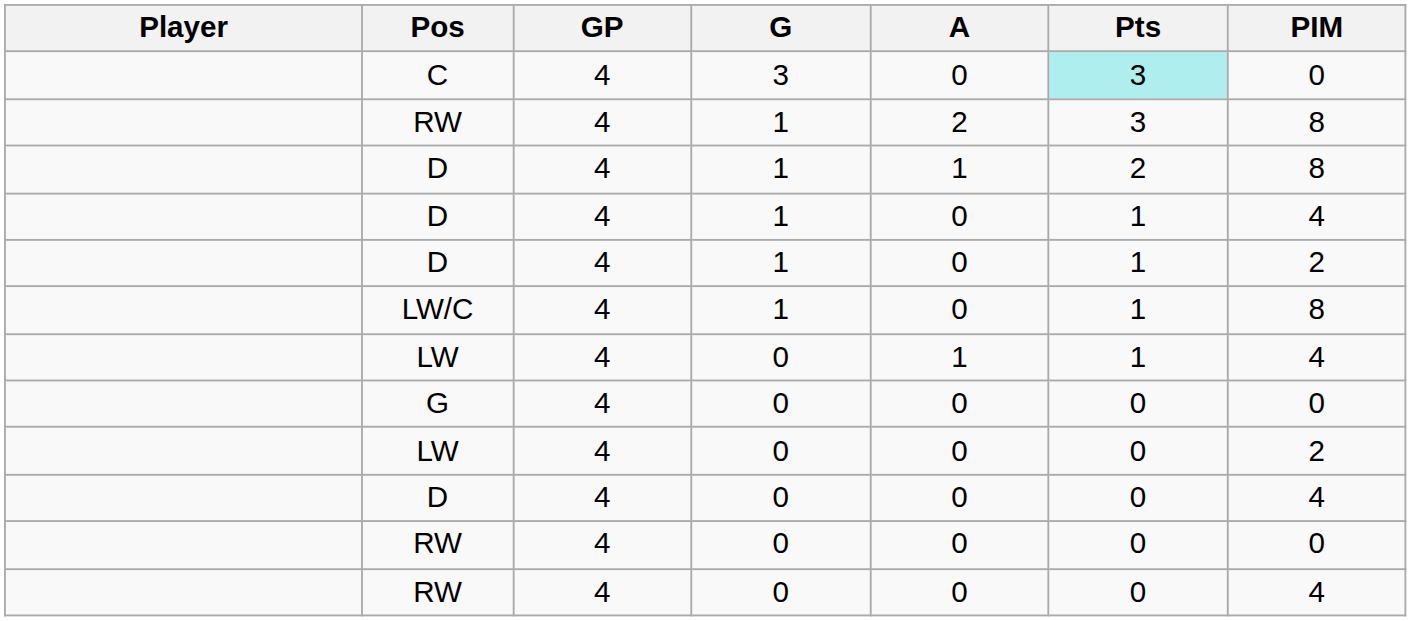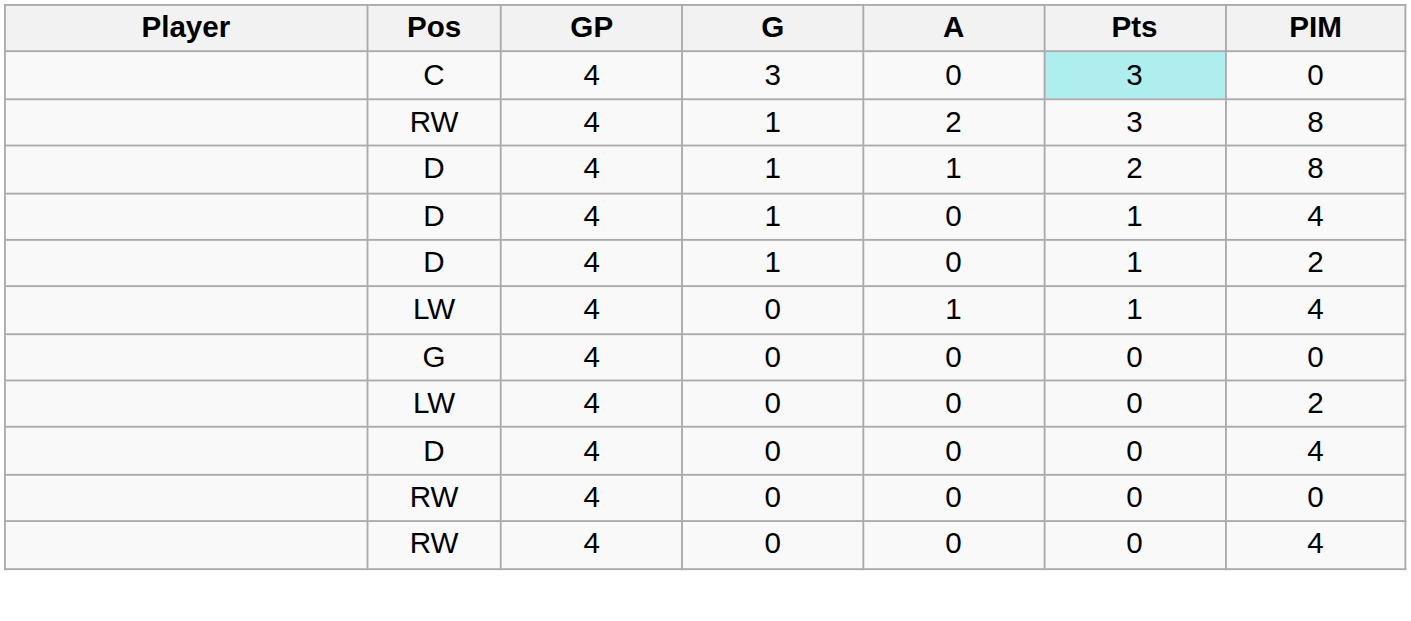- row: (438, 309)
